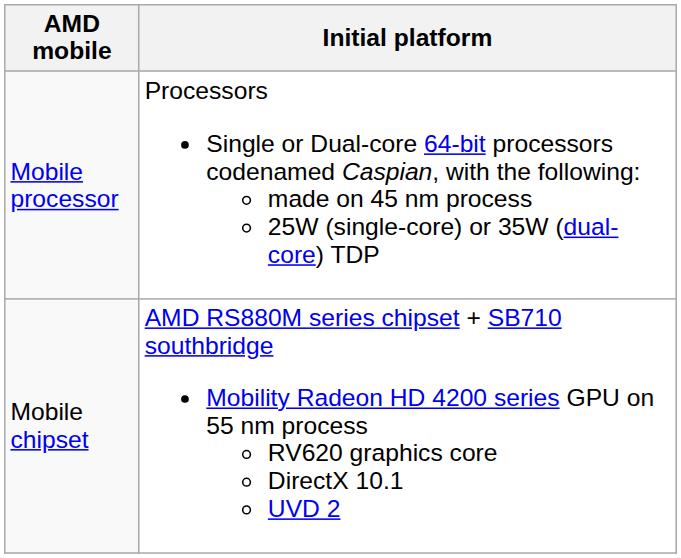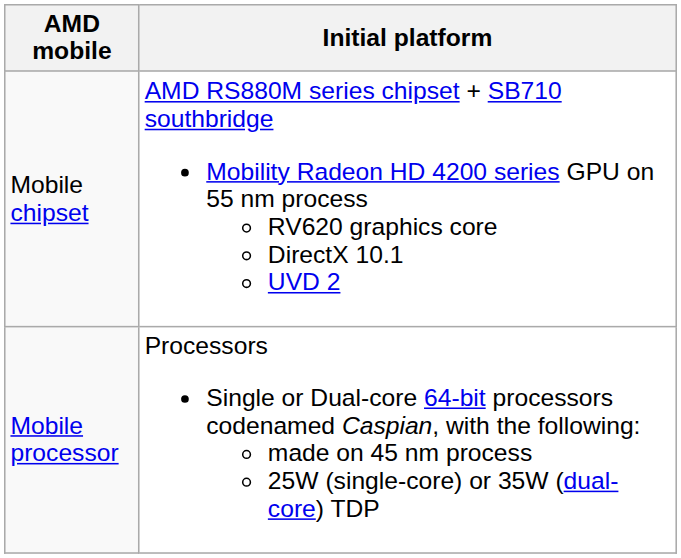rows swapped: (65, 184) <-> (49, 425)
